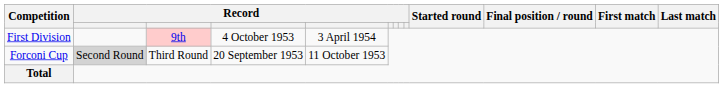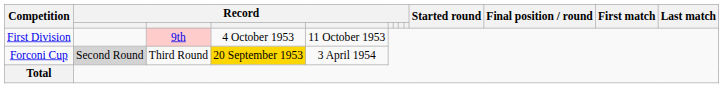(347, 37) 3 April 1954 -> (347, 37) 11 October 1953
(258, 55) no background -> (258, 55) gold background
(347, 55) 11 October 1953 -> (347, 55) 3 April 1954
